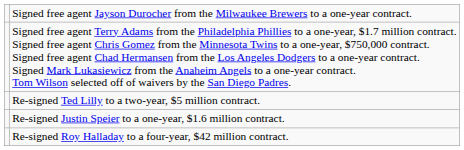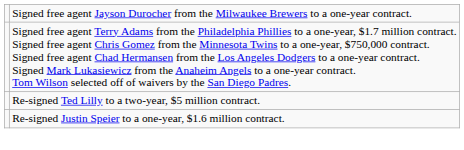- row: (150, 136)
